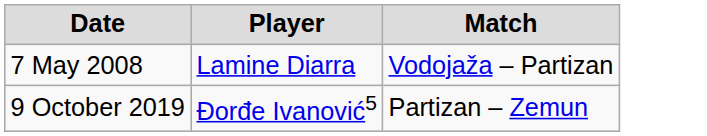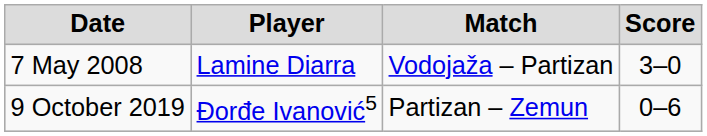+ column: (660, 24)
